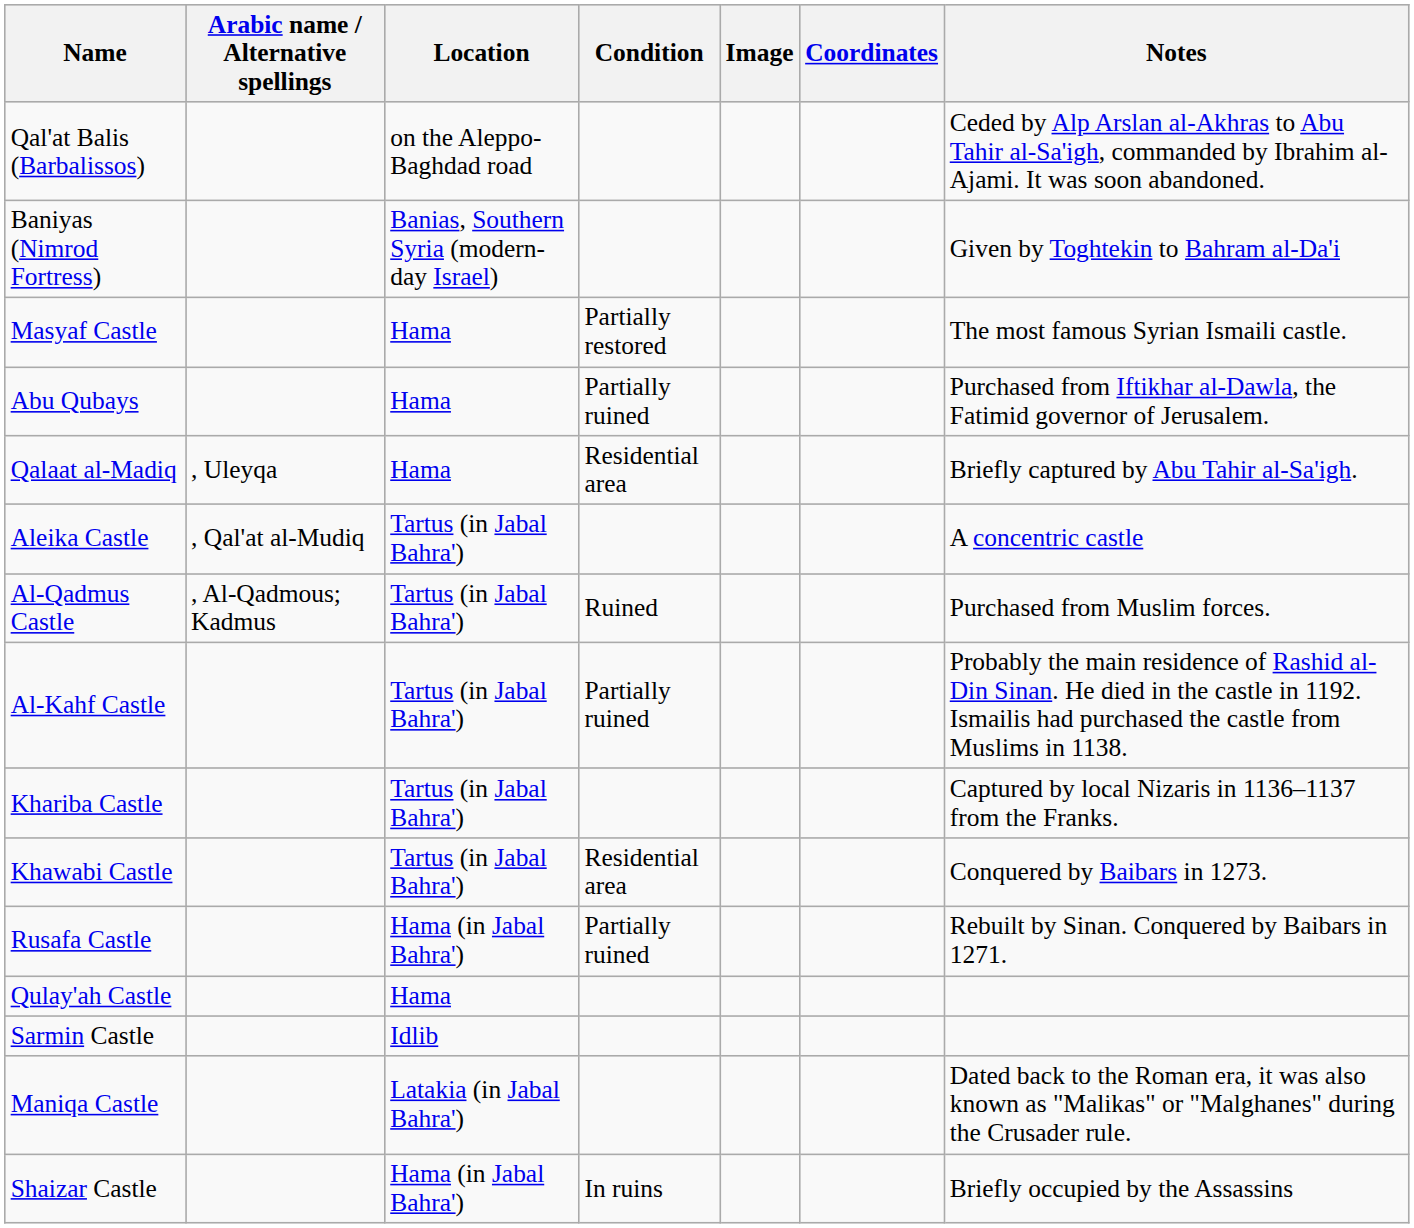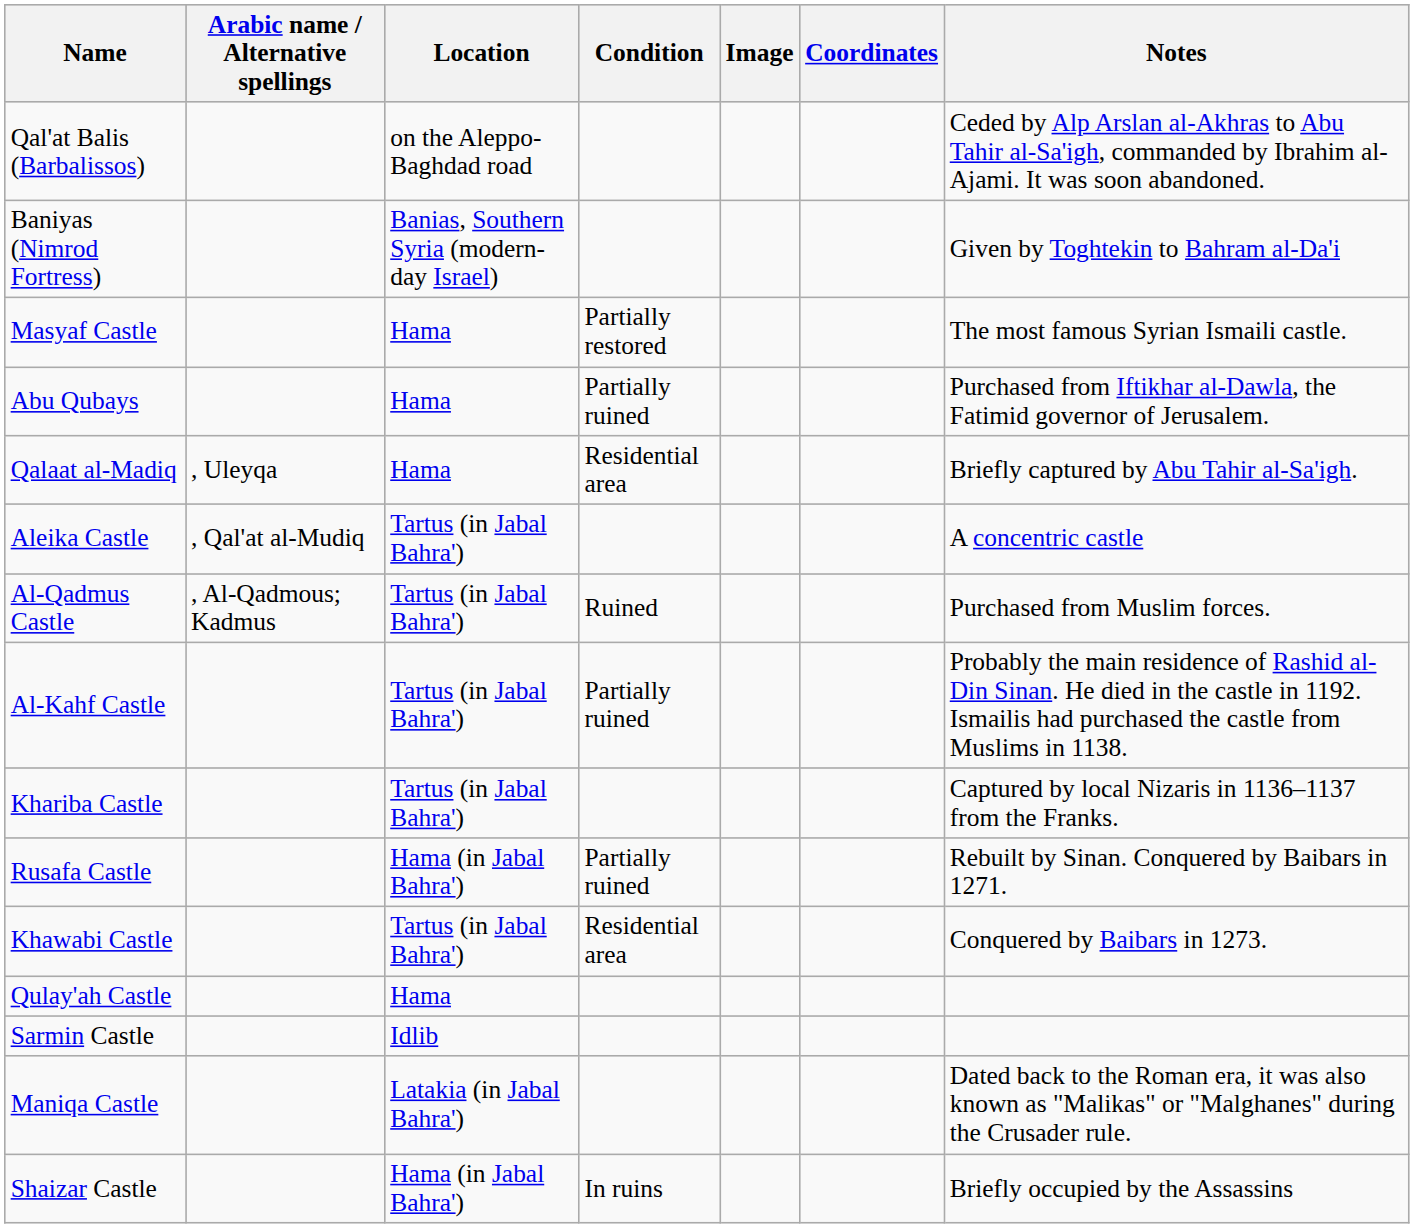rows swapped: (92, 871) <-> (81, 940)
